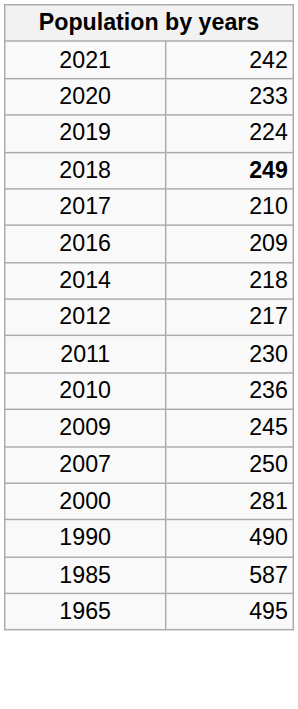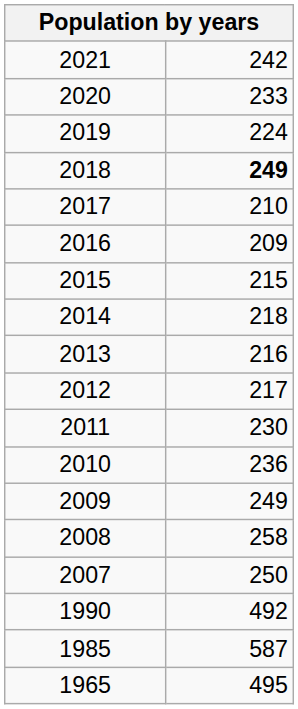+ row: (85, 280)
+ row: (85, 354)
(269, 427) 245 -> (269, 501) 249
+ row: (85, 538)
- row: (85, 501)
(269, 538) 490 -> (269, 611) 492
